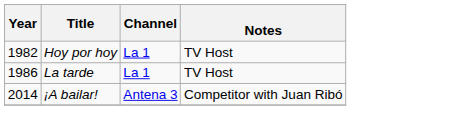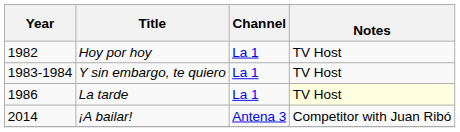+ row: (152, 73)
(208, 73) no background -> (317, 95) lightyellow background
